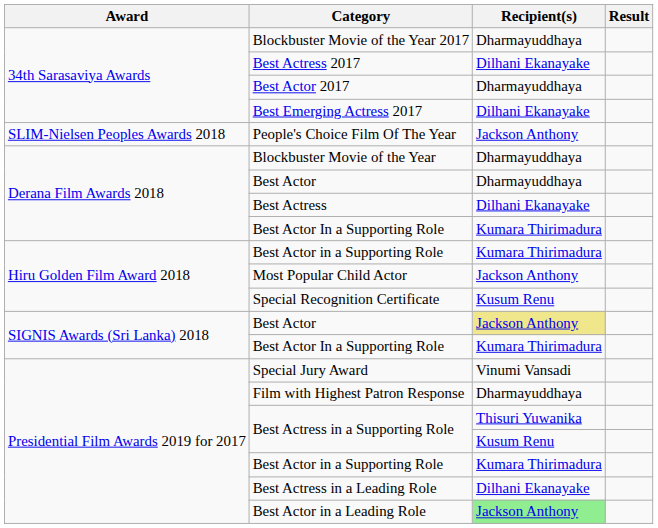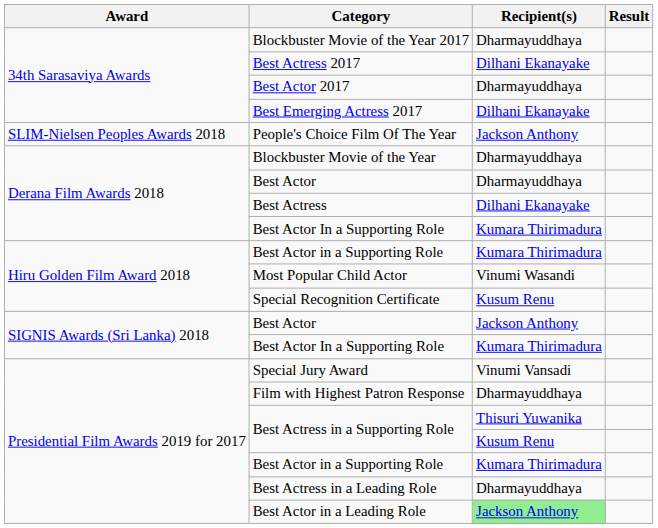(527, 275) Jackson Anthony -> (526, 275) Vinumi Wasandi
(527, 323) khaki background -> (527, 323) no background
(533, 488) Dilhani Ekanayake -> (529, 488) Dharmayuddhaya
